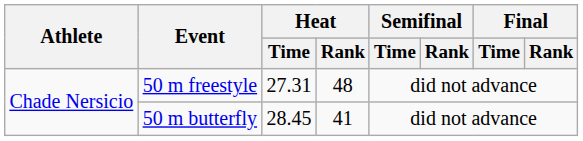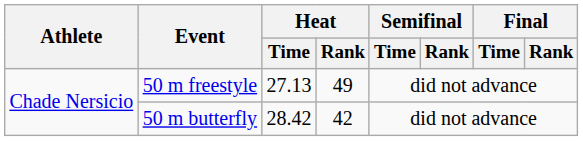(289, 85) 27.31 -> (289, 85) 27.13
(343, 85) 48 -> (343, 85) 49
(289, 118) 28.45 -> (289, 118) 28.42
(343, 118) 41 -> (343, 118) 42
